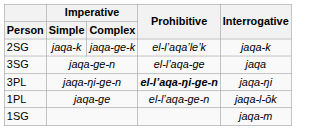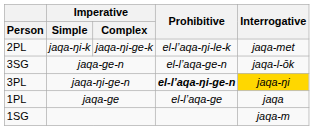- row: (18, 47)
+ row: (17, 47)
(179, 64) el-l’aqa-ge -> (197, 64) el-l’aqa-ge-n
(256, 64) jaqa -> (273, 64) jaqa-l-ōk
(256, 82) no background -> (273, 82) gold background
(179, 99) el-l’aqa-ge-n -> (197, 99) el-l’aqa-ge
(256, 99) jaqa-l-ōk -> (273, 99) jaqa
